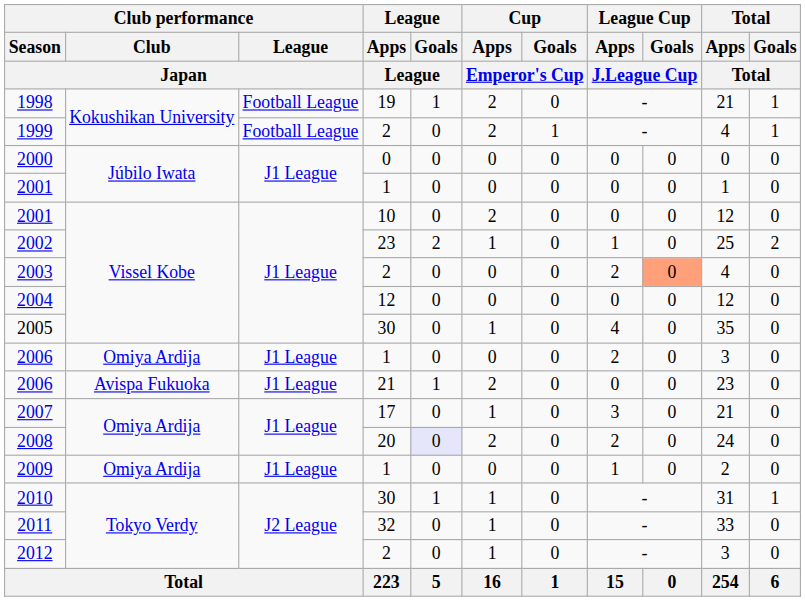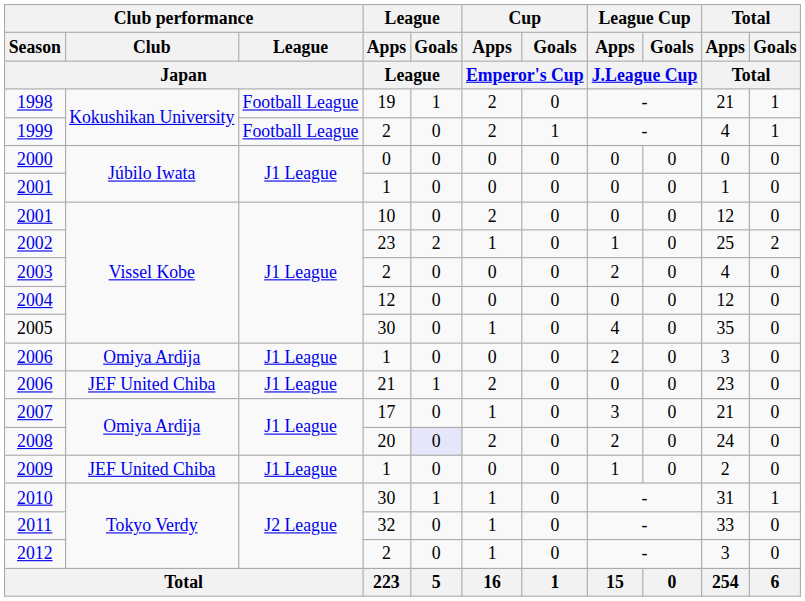(672, 272) lightsalmon background -> (672, 272) no background
(152, 384) Avispa Fukuoka -> (152, 384) JEF United Chiba
(152, 469) Omiya Ardija -> (152, 469) JEF United Chiba
